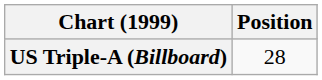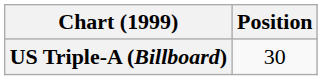(275, 56) 28 -> (275, 56) 30
